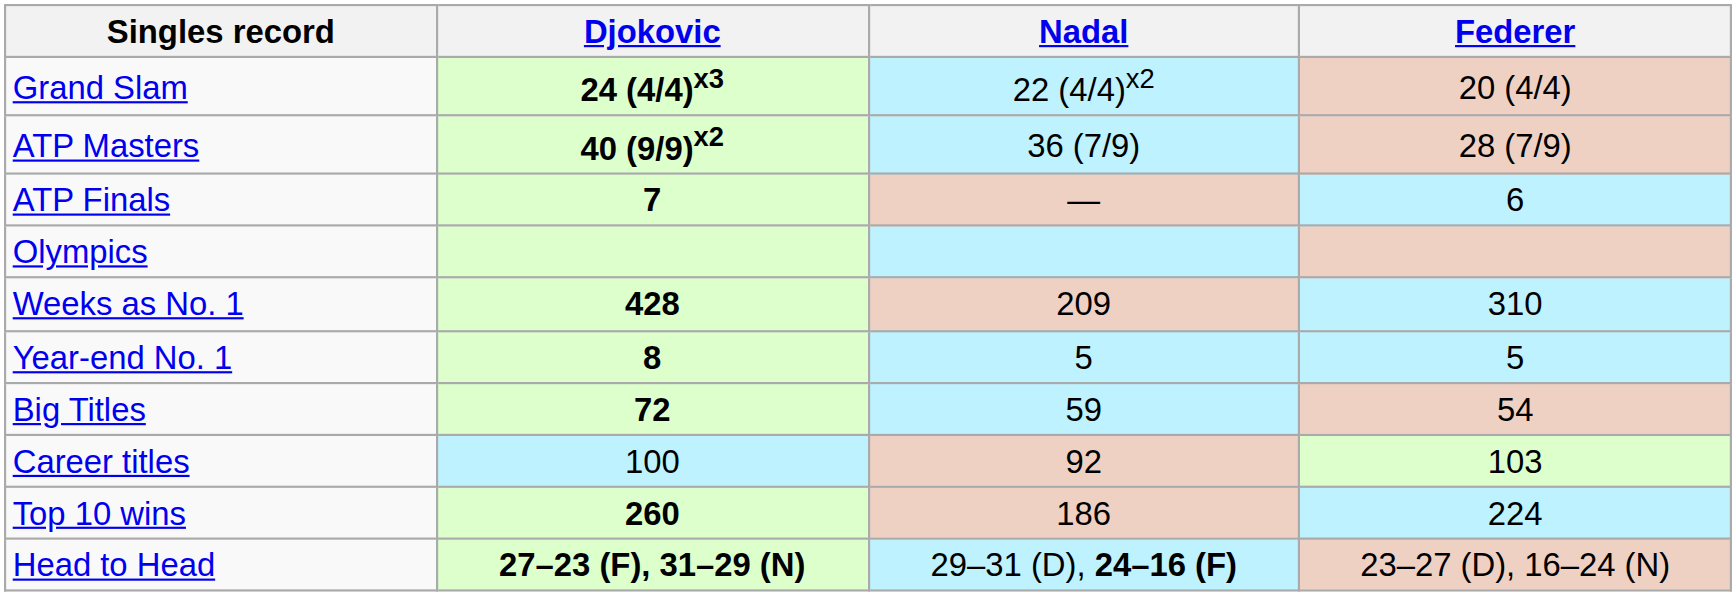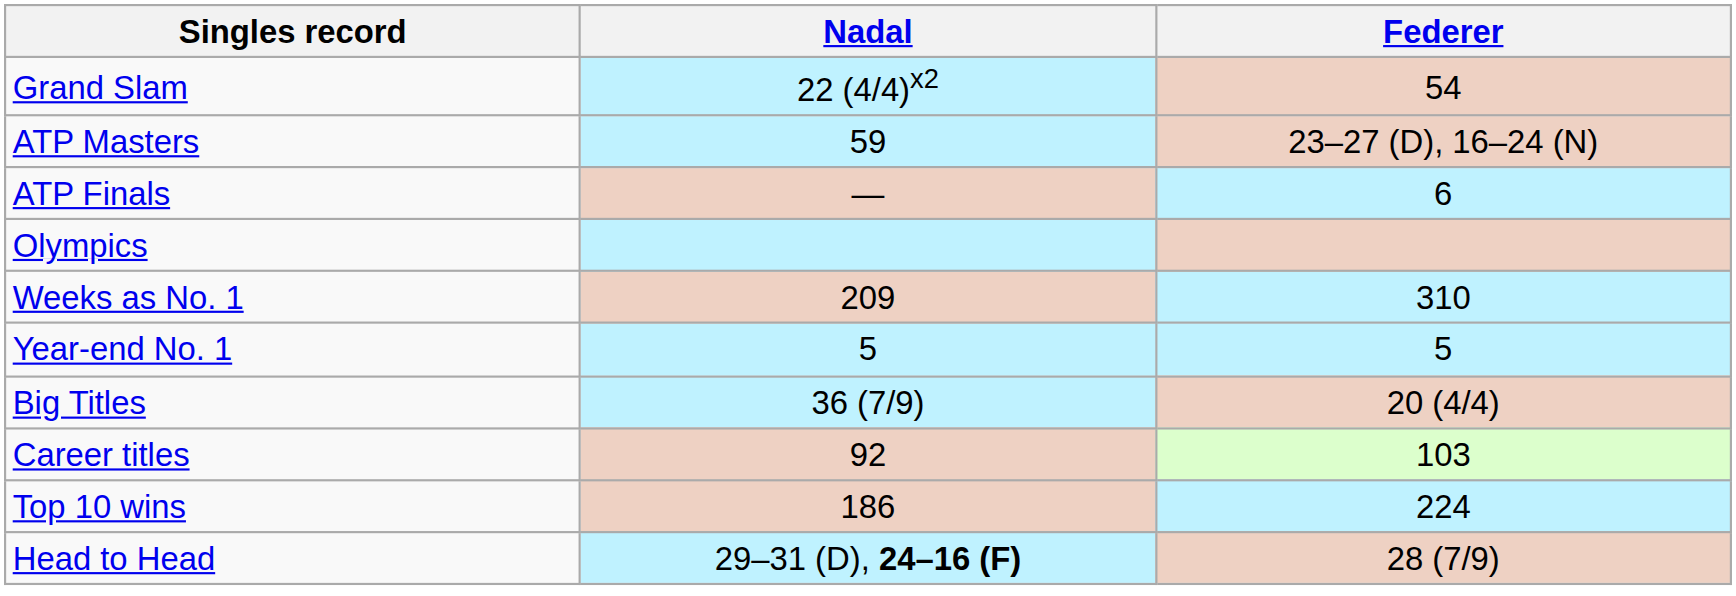- column: (652, 31)
(1515, 87) 20 (4/4) -> (1443, 87) 54
(1084, 145) 36 (7/9) -> (868, 142) 59
(1515, 145) 28 (7/9) -> (1443, 142) 23–27 (D), 16–24 (N)
(1084, 408) 59 -> (868, 402) 36 (7/9)
(1515, 408) 54 -> (1443, 402) 20 (4/4)
(1515, 564) 23–27 (D), 16–24 (N) -> (1443, 558) 28 (7/9)
